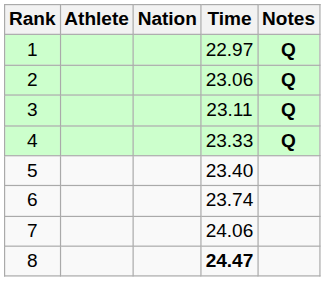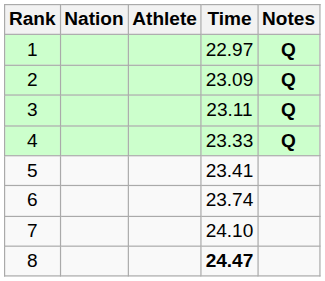columns swapped: (97, 19) <-> (167, 19)
(229, 79) 23.06 -> (229, 79) 23.09
(229, 170) 23.40 -> (229, 170) 23.41
(229, 230) 24.06 -> (229, 230) 24.10
